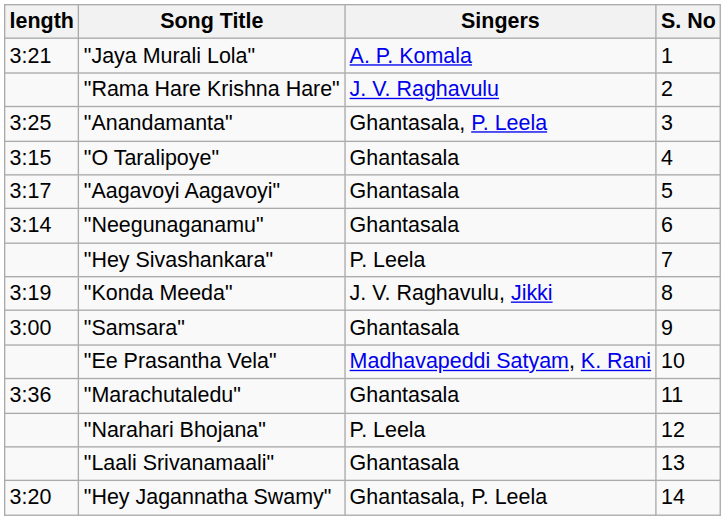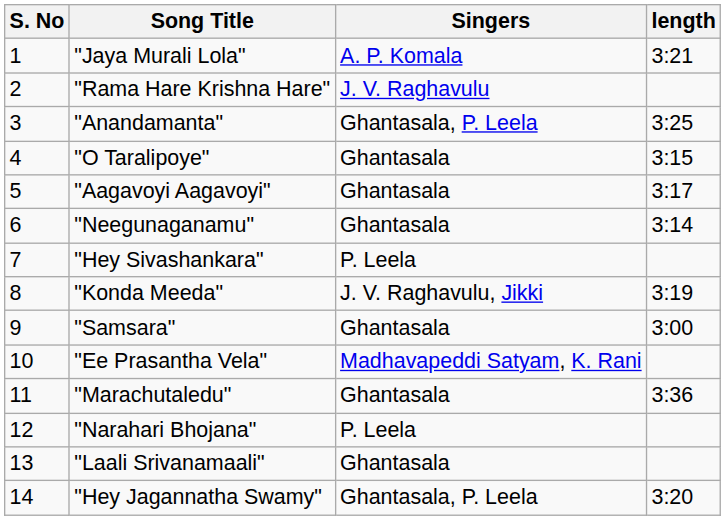columns swapped: (688, 21) <-> (42, 21)
